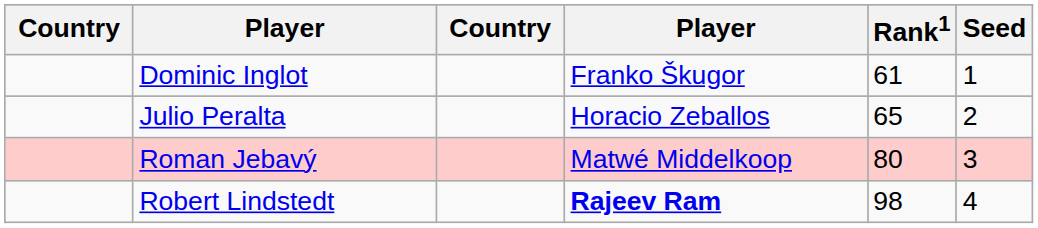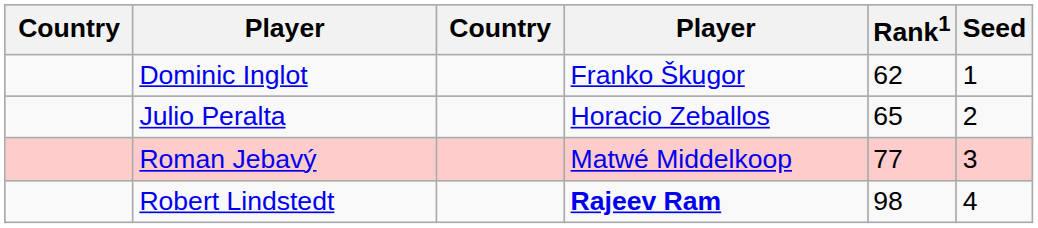(888, 74) 61 -> (888, 74) 62
(888, 159) 80 -> (888, 159) 77
